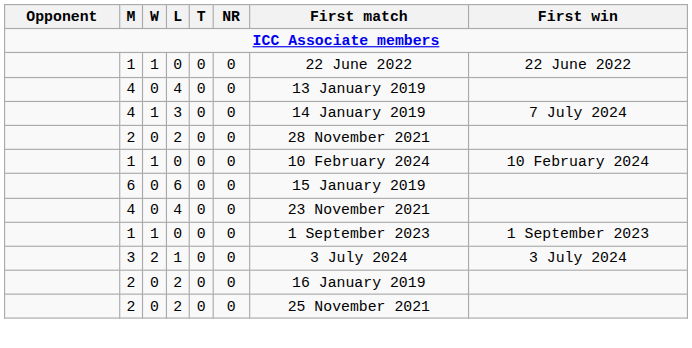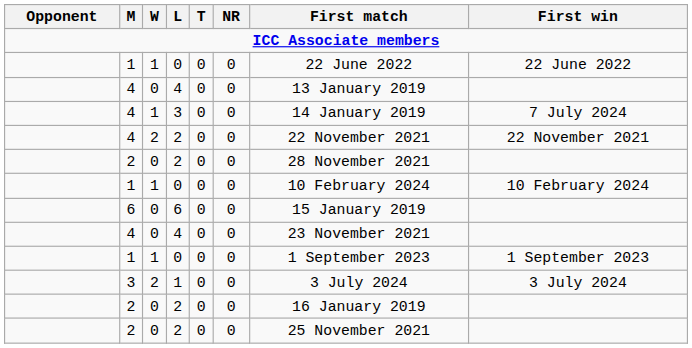+ row: (131, 137)
